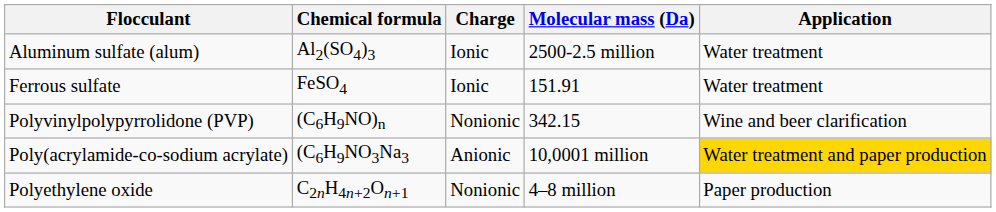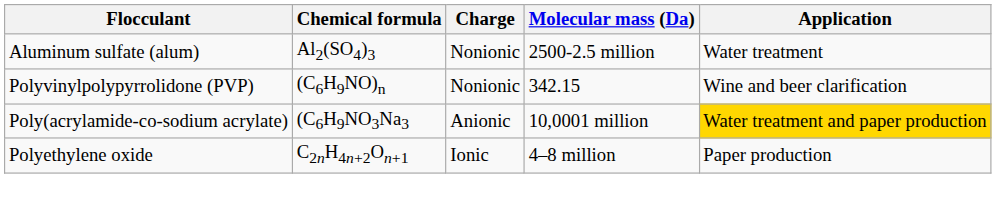(470, 51) Ionic -> (485, 51) Nonionic
- row: (65, 86)
(485, 189) Nonionic -> (470, 155) Ionic
